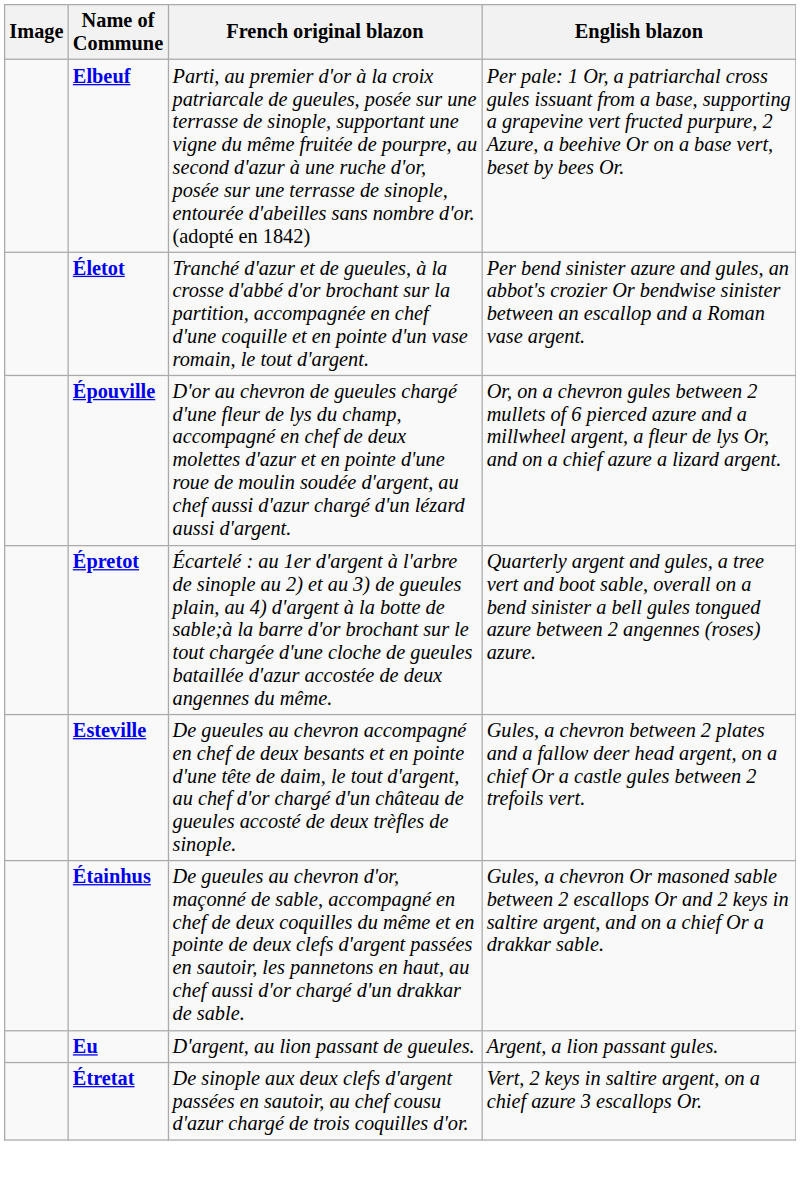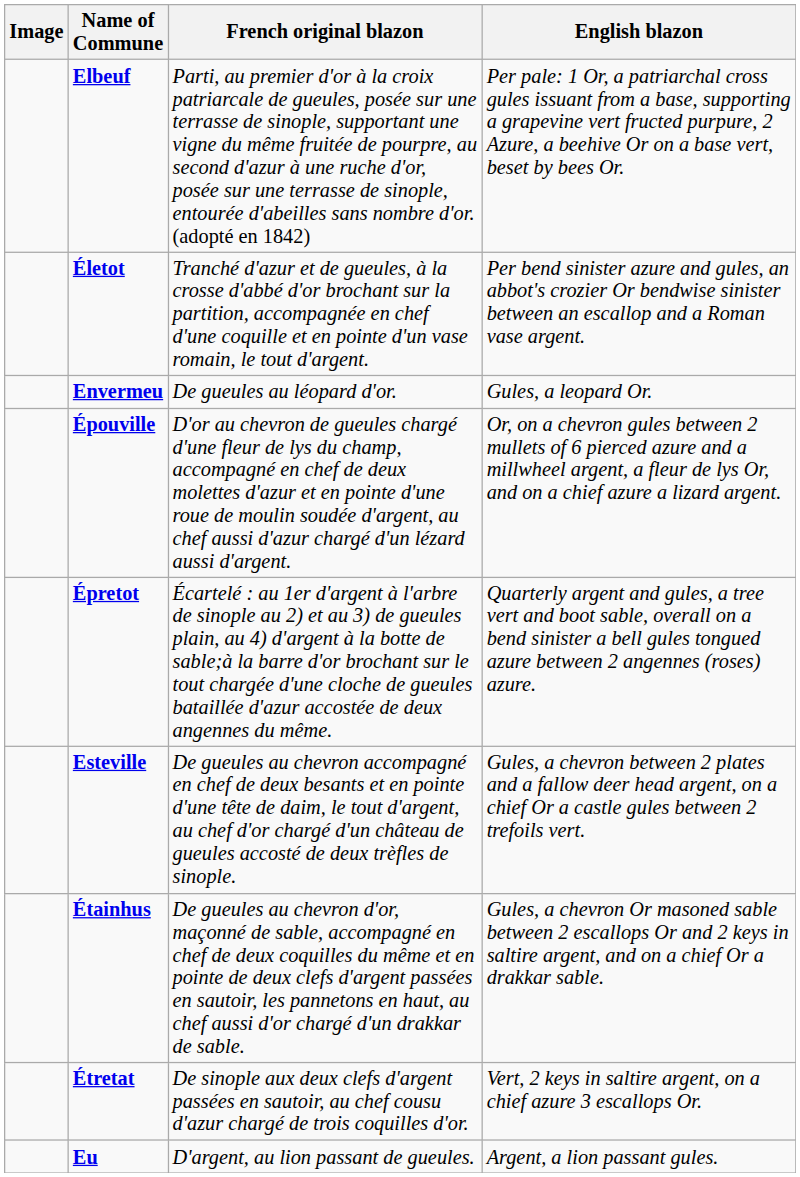+ row: (118, 391)
rows swapped: (104, 1078) <-> (85, 1046)
